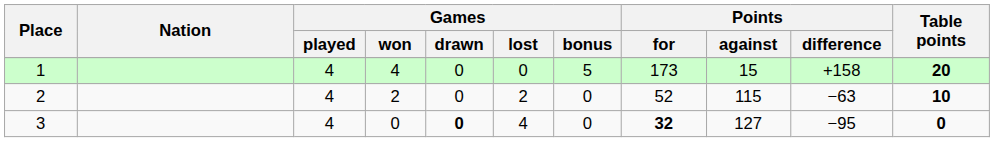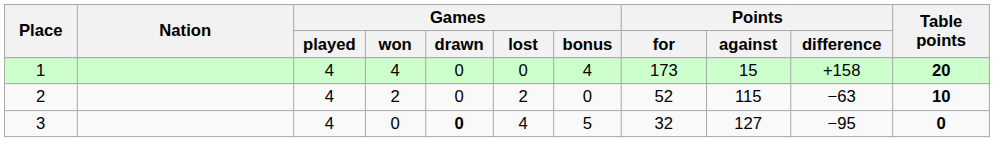(587, 70) 5 -> (587, 70) 4
(587, 123) 0 -> (587, 123) 5
(664, 123) bold -> (664, 123) normal
